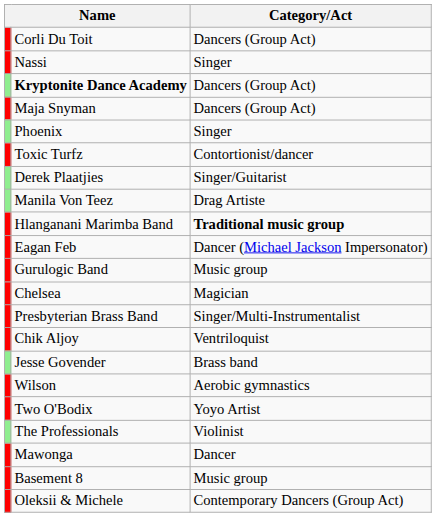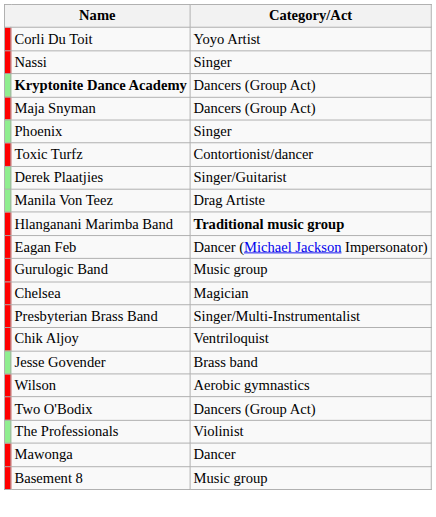(255, 39) Dancers (Group Act) -> (227, 39) Yoyo Artist
(227, 408) Yoyo Artist -> (255, 408) Dancers (Group Act)
- row: (69, 500)
